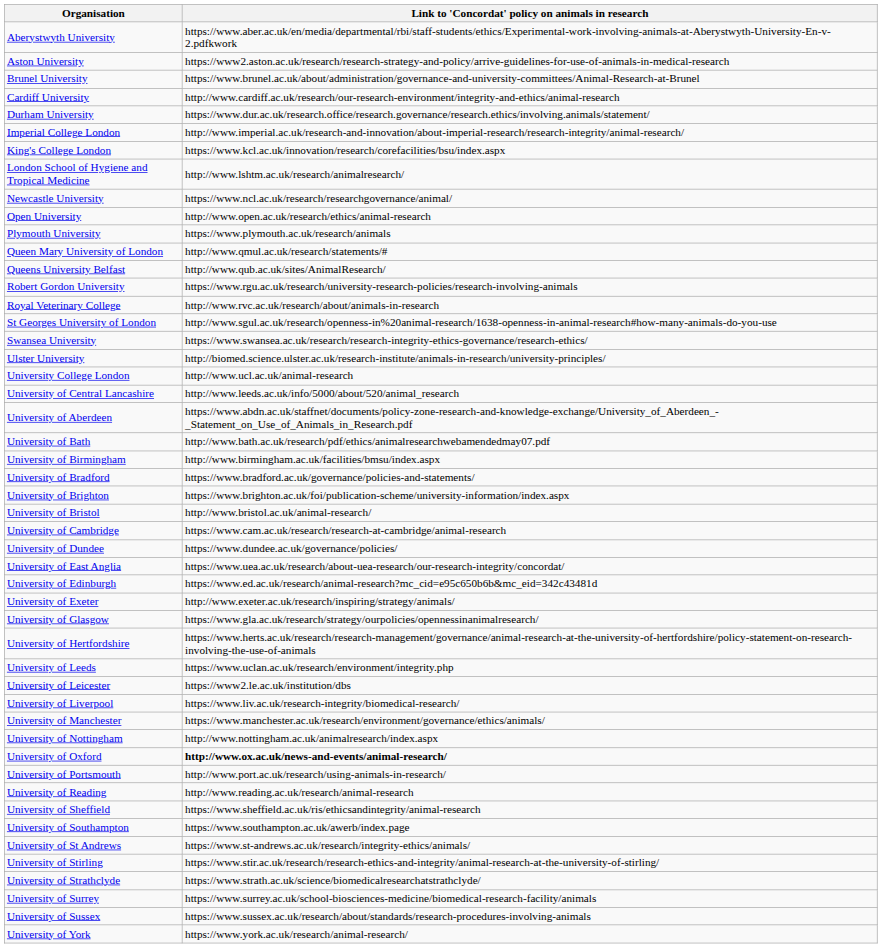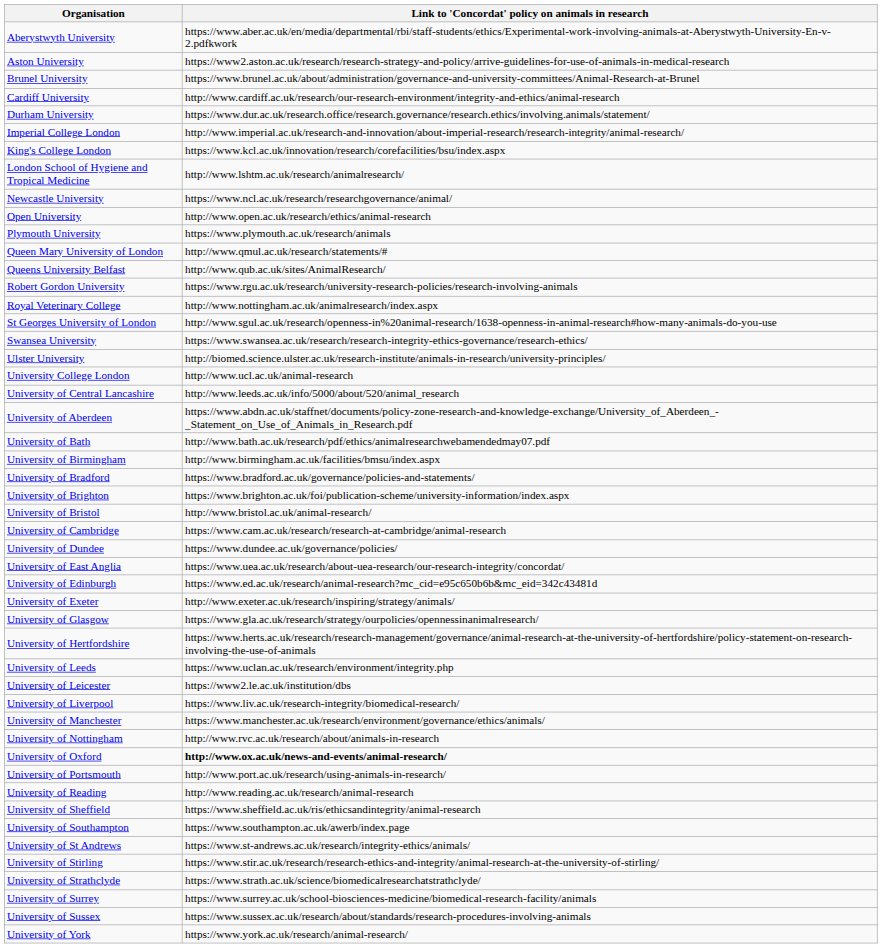(312, 305) http://www.rvc.ac.uk/research/about/animals-in-research -> (312, 305) http://www.nottingham.ac.uk/animalresearch/index.aspx
(312, 738) http://www.nottingham.ac.uk/animalresearch/index.aspx -> (312, 738) http://www.rvc.ac.uk/research/about/animals-in-research
